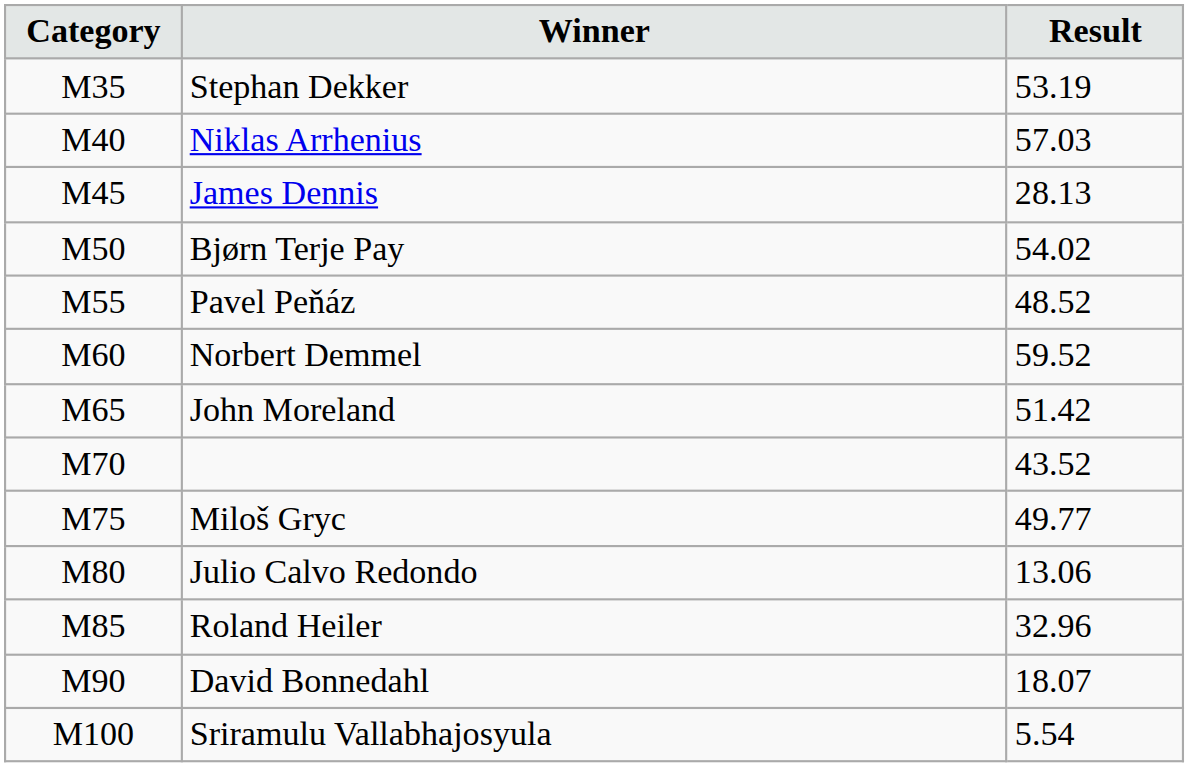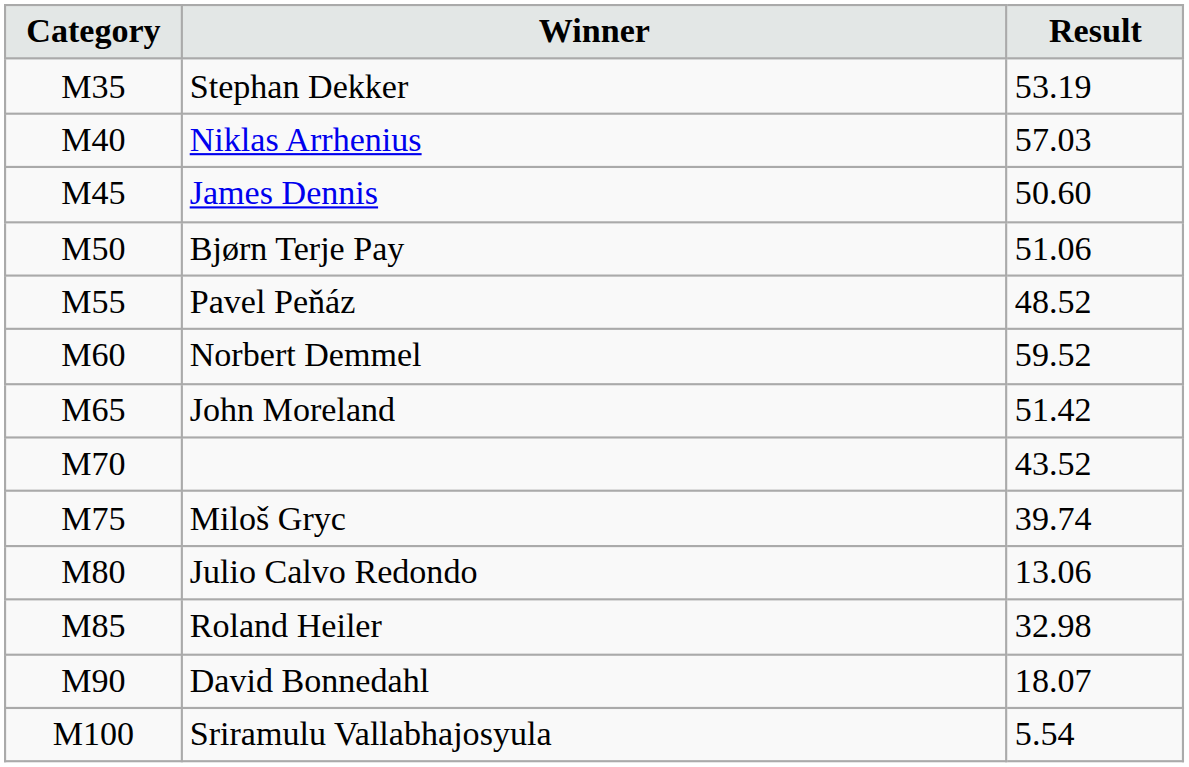(1053, 193) 28.13 -> (1053, 193) 50.60
(1053, 247) 54.02 -> (1053, 247) 51.06
(1053, 517) 49.77 -> (1053, 517) 39.74
(1053, 626) 32.96 -> (1053, 626) 32.98
